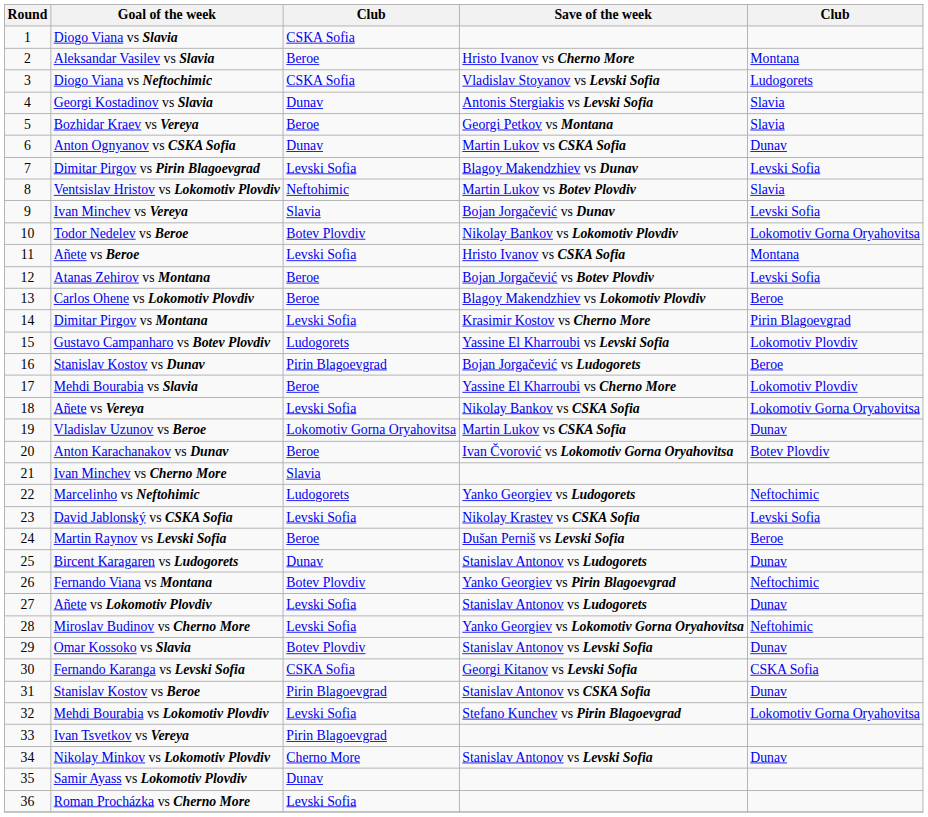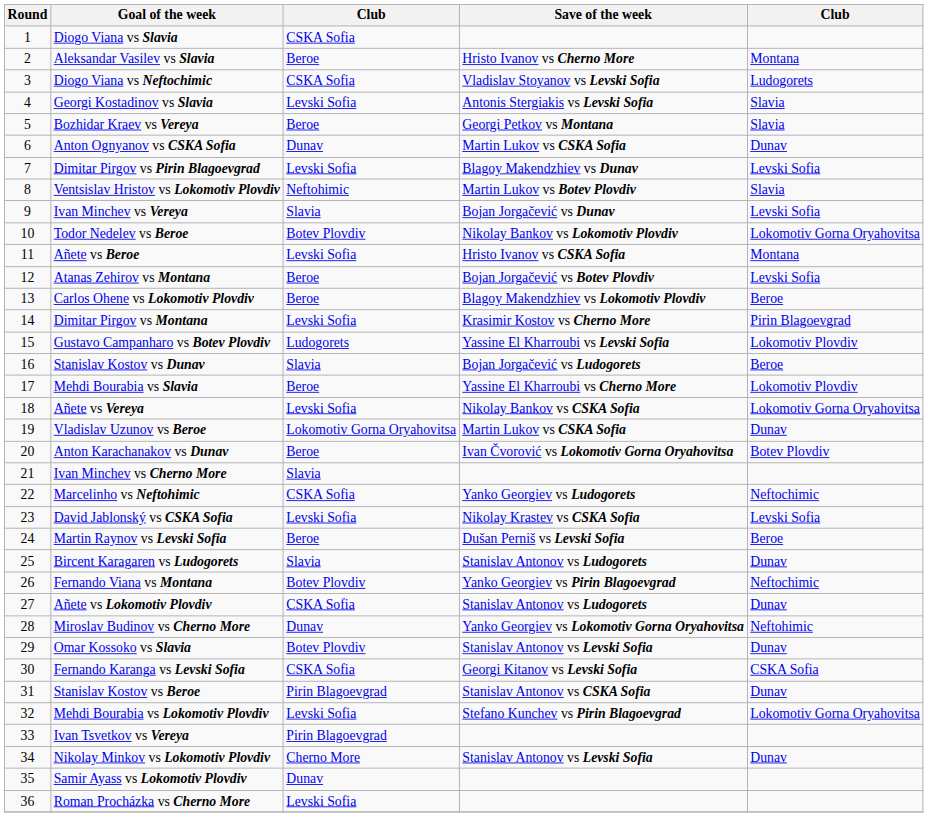(305, 102) Dunav -> (321, 102) Levski Sofia
(337, 364) Pirin Blagoevgrad -> (304, 364) Slavia
(318, 495) Ludogorets -> (321, 495) CSKA Sofia
(305, 560) Dunav -> (304, 560) Slavia
(321, 604) Levski Sofia -> (321, 604) CSKA Sofia
(321, 626) Levski Sofia -> (305, 626) Dunav
